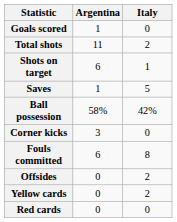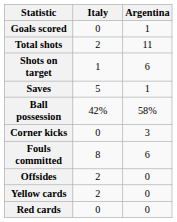columns swapped: (147, 12) <-> (98, 12)
